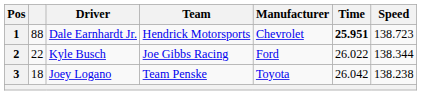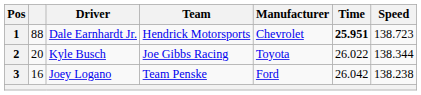(37, 54) 22 -> (37, 54) 20
(267, 54) Ford -> (273, 54) Toyota
(37, 74) 18 -> (37, 74) 16
(273, 74) Toyota -> (267, 74) Ford
